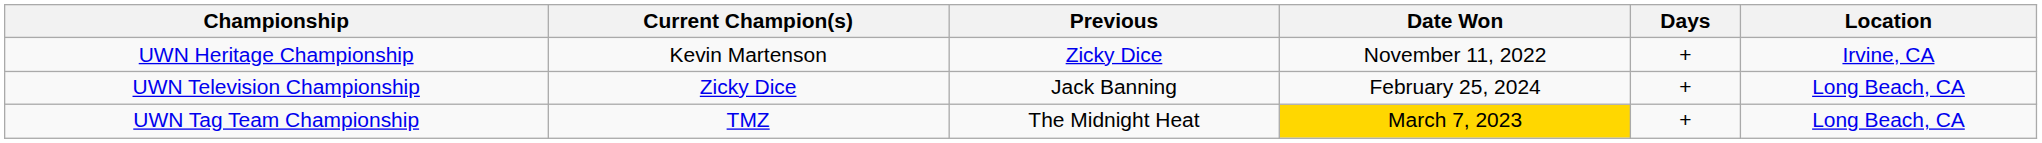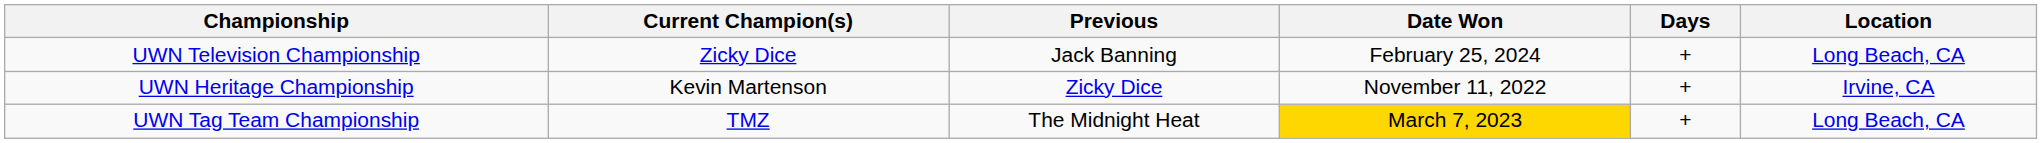rows swapped: (276, 54) <-> (276, 87)
